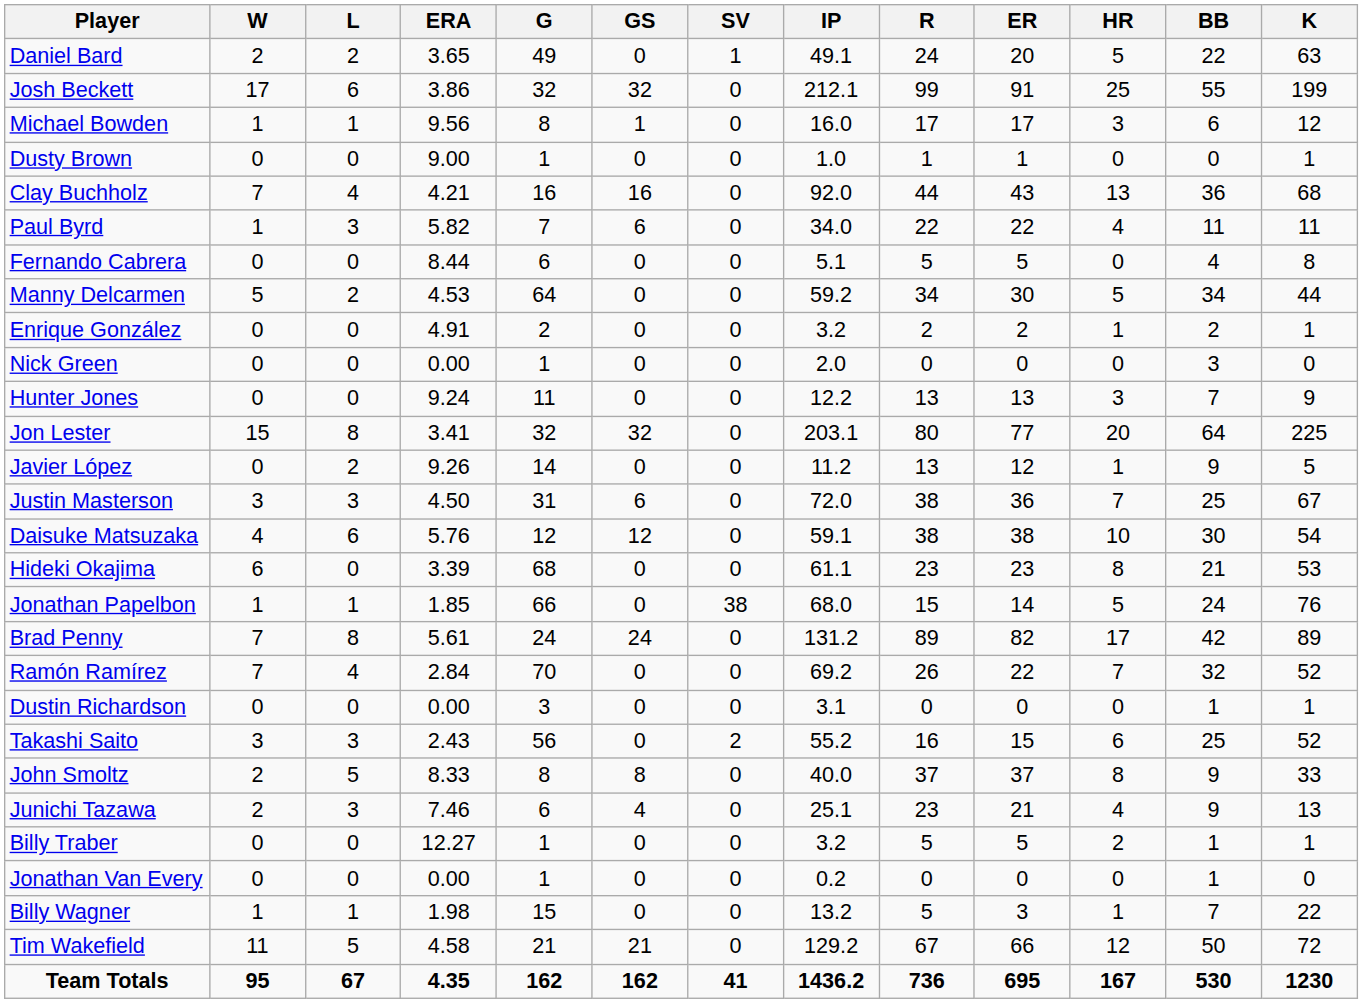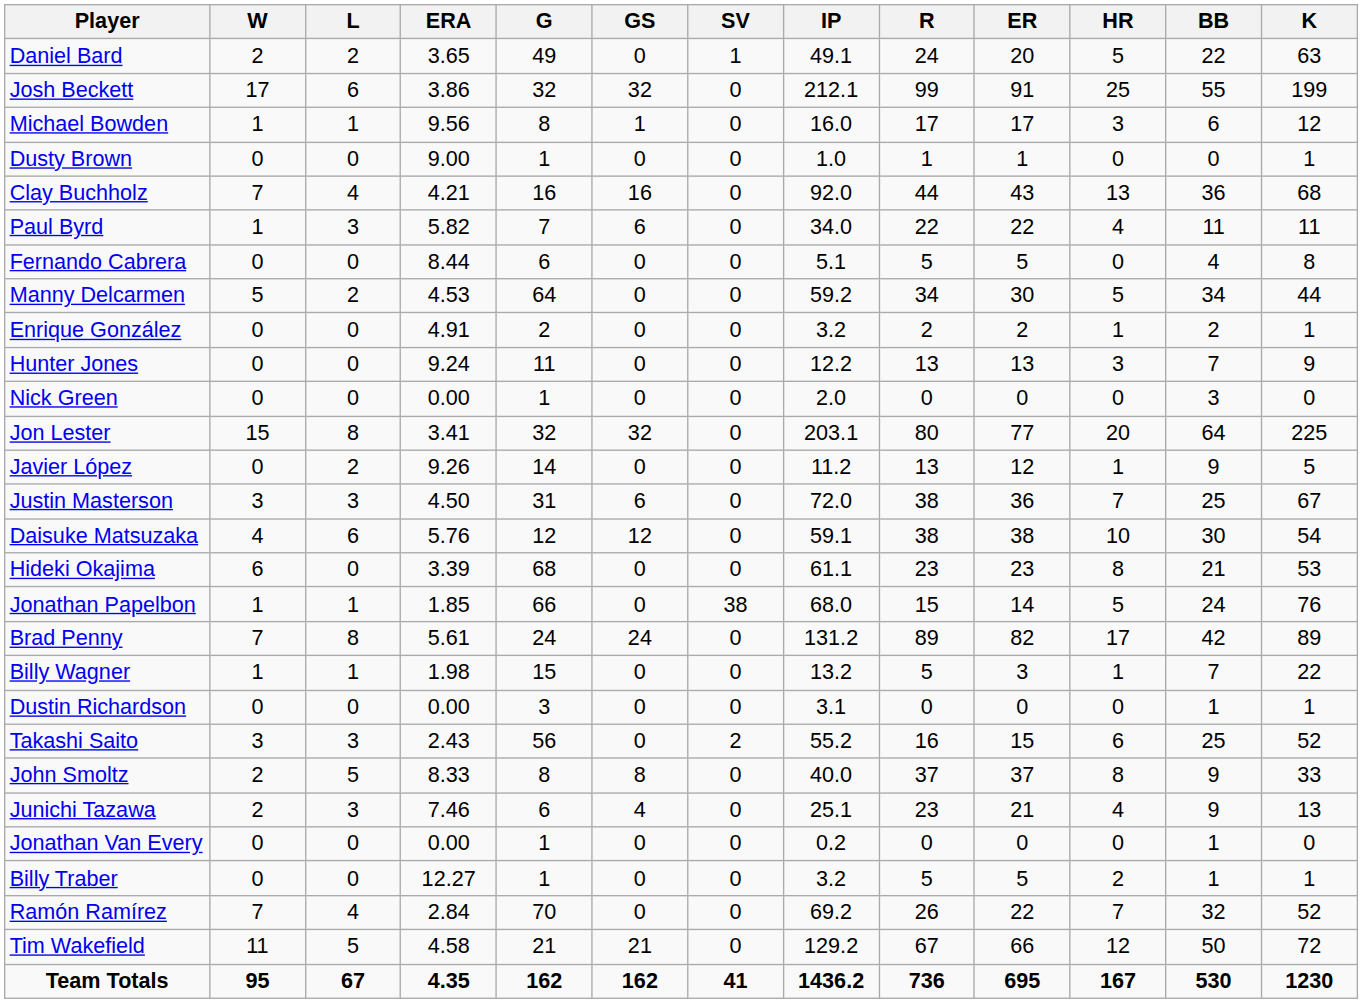rows swapped: (64, 364) <-> (74, 398)
rows swapped: (88, 672) <-> (70, 912)
rows swapped: (64, 843) <-> (106, 878)
